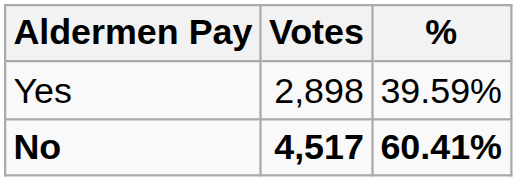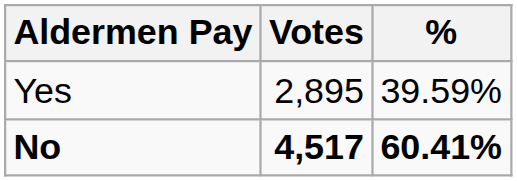(319, 89) 2,898 -> (319, 89) 2,895
